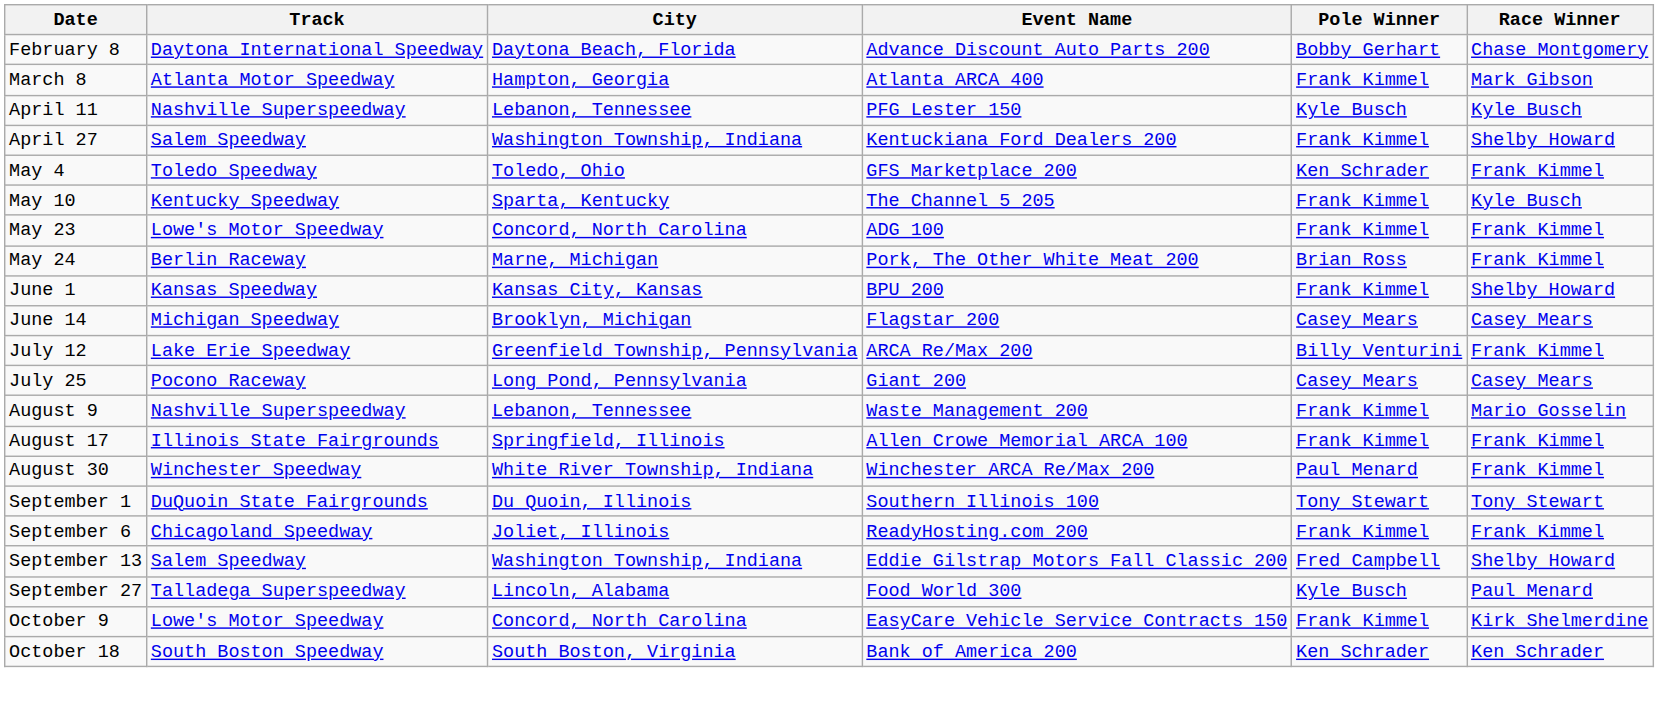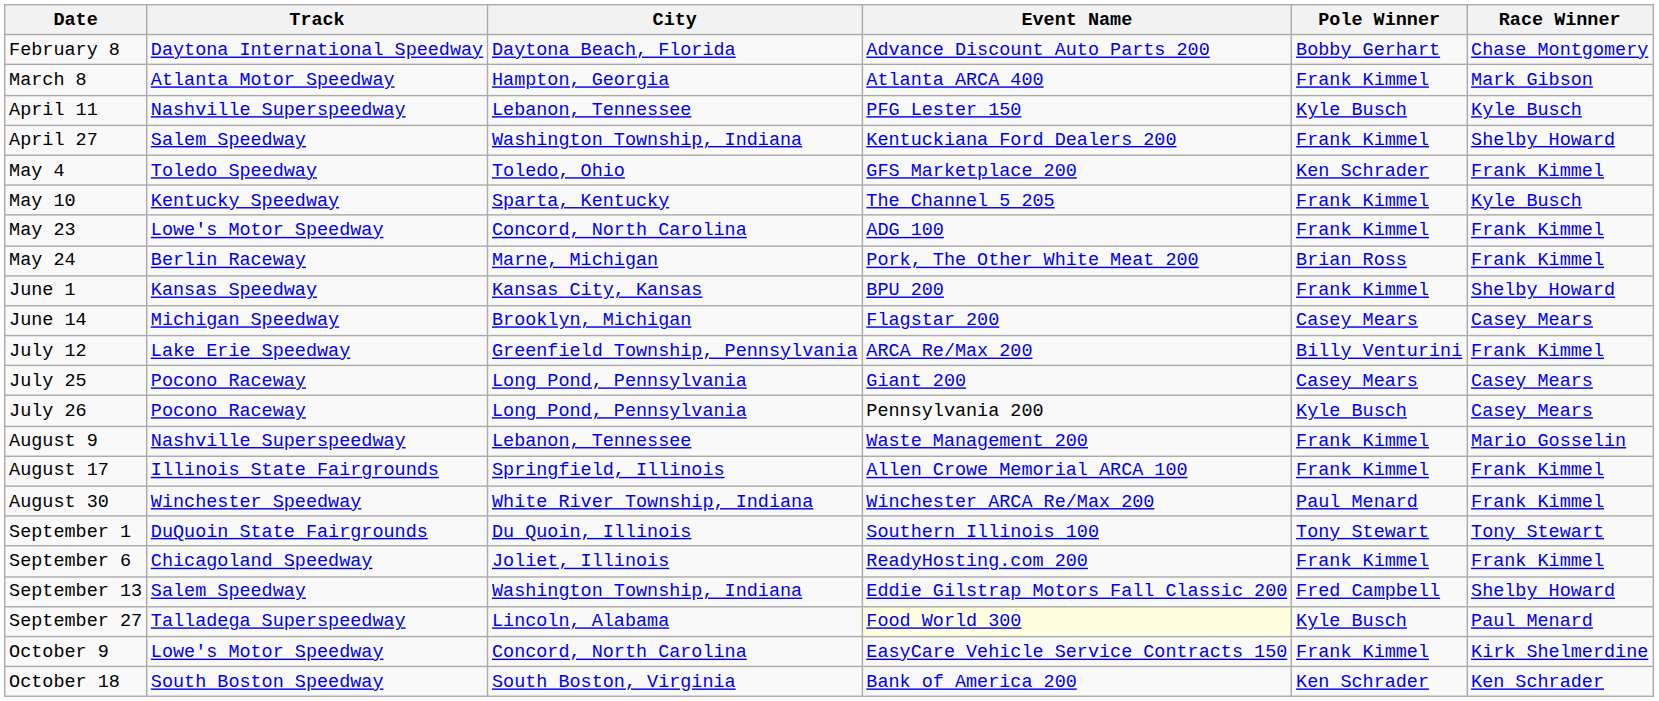+ row: (48, 411)
(944, 591) no background -> (944, 621) lightyellow background
